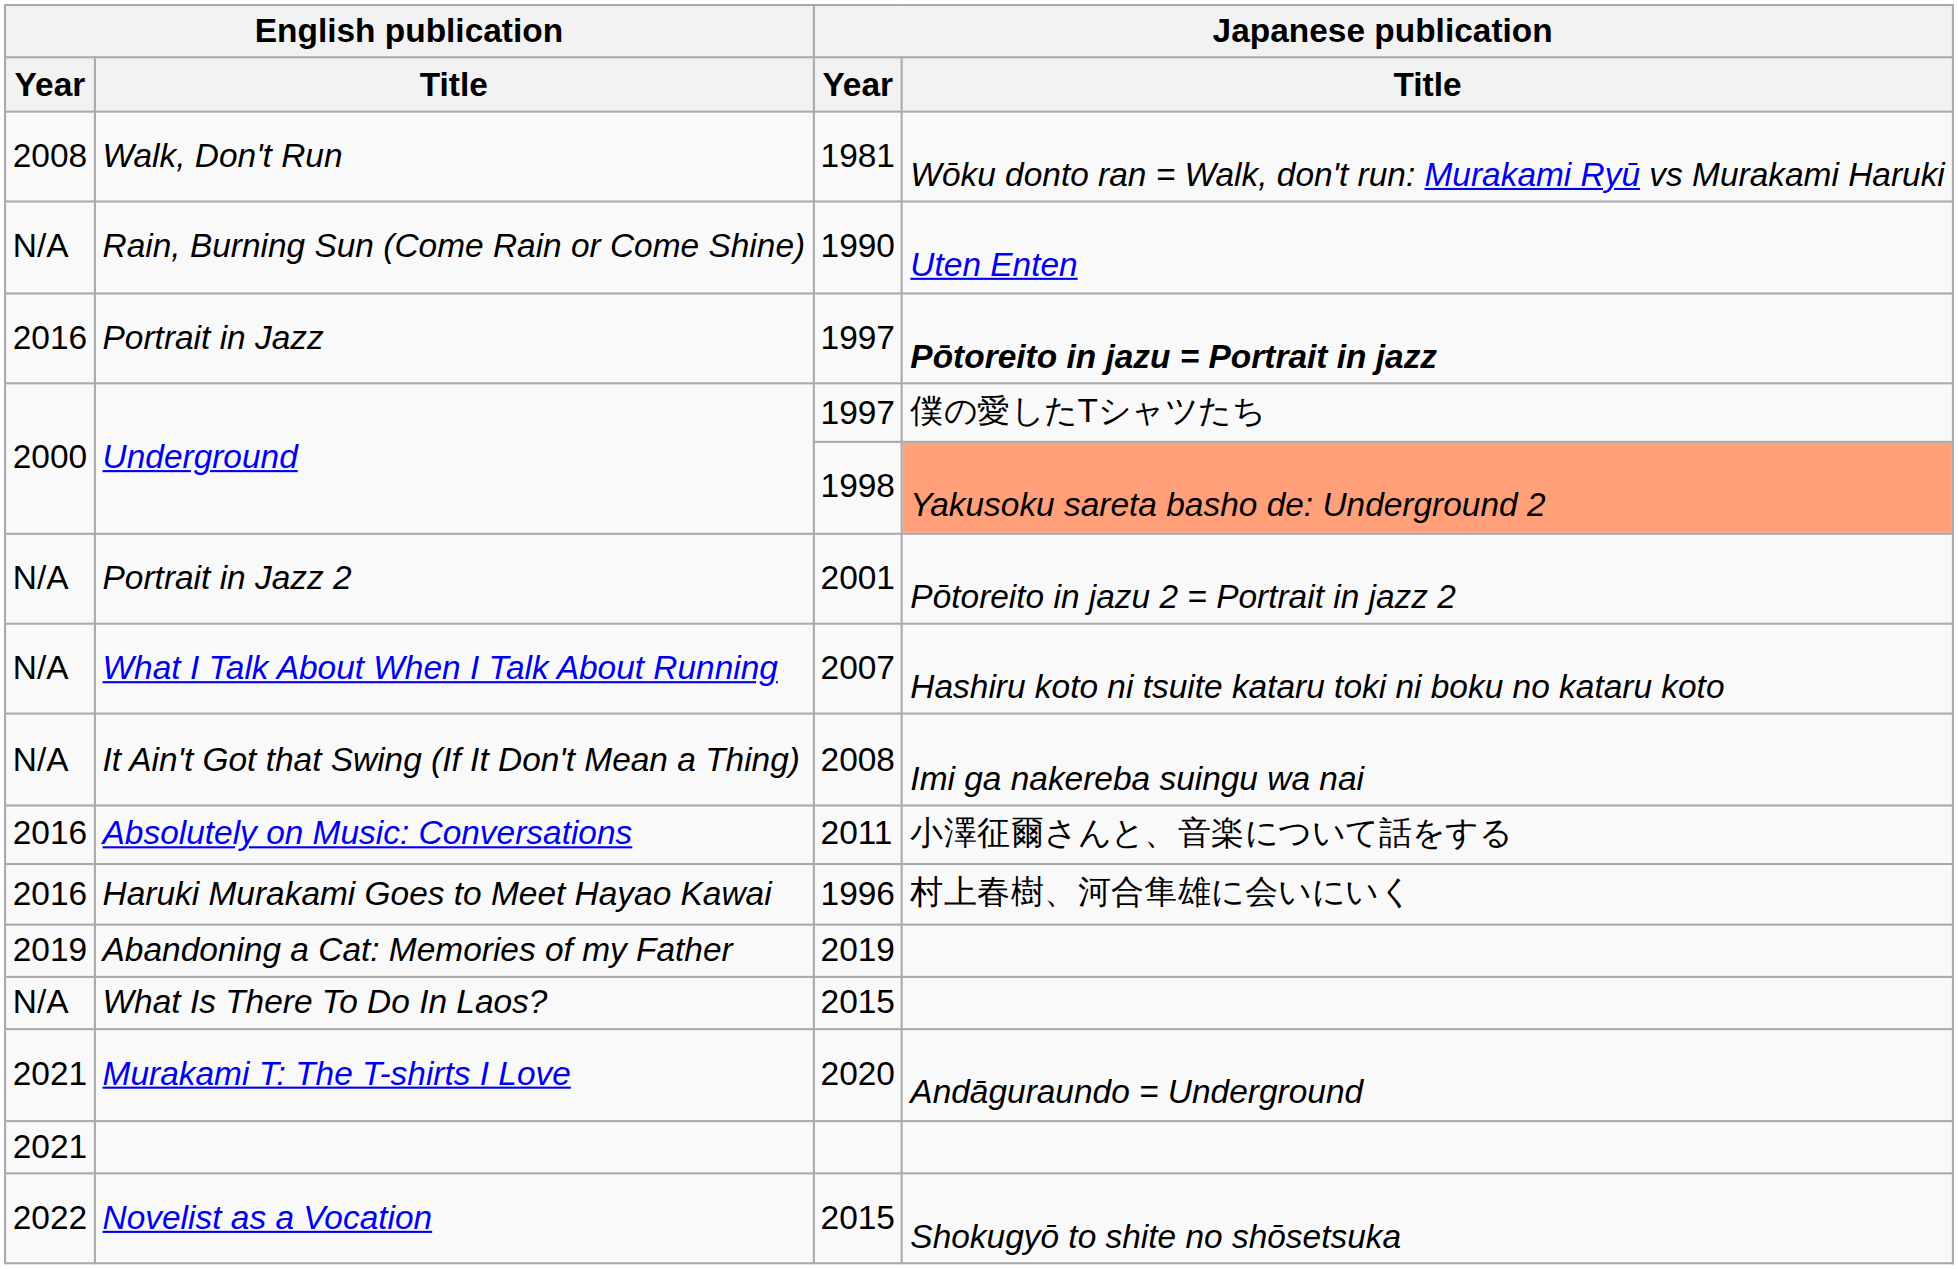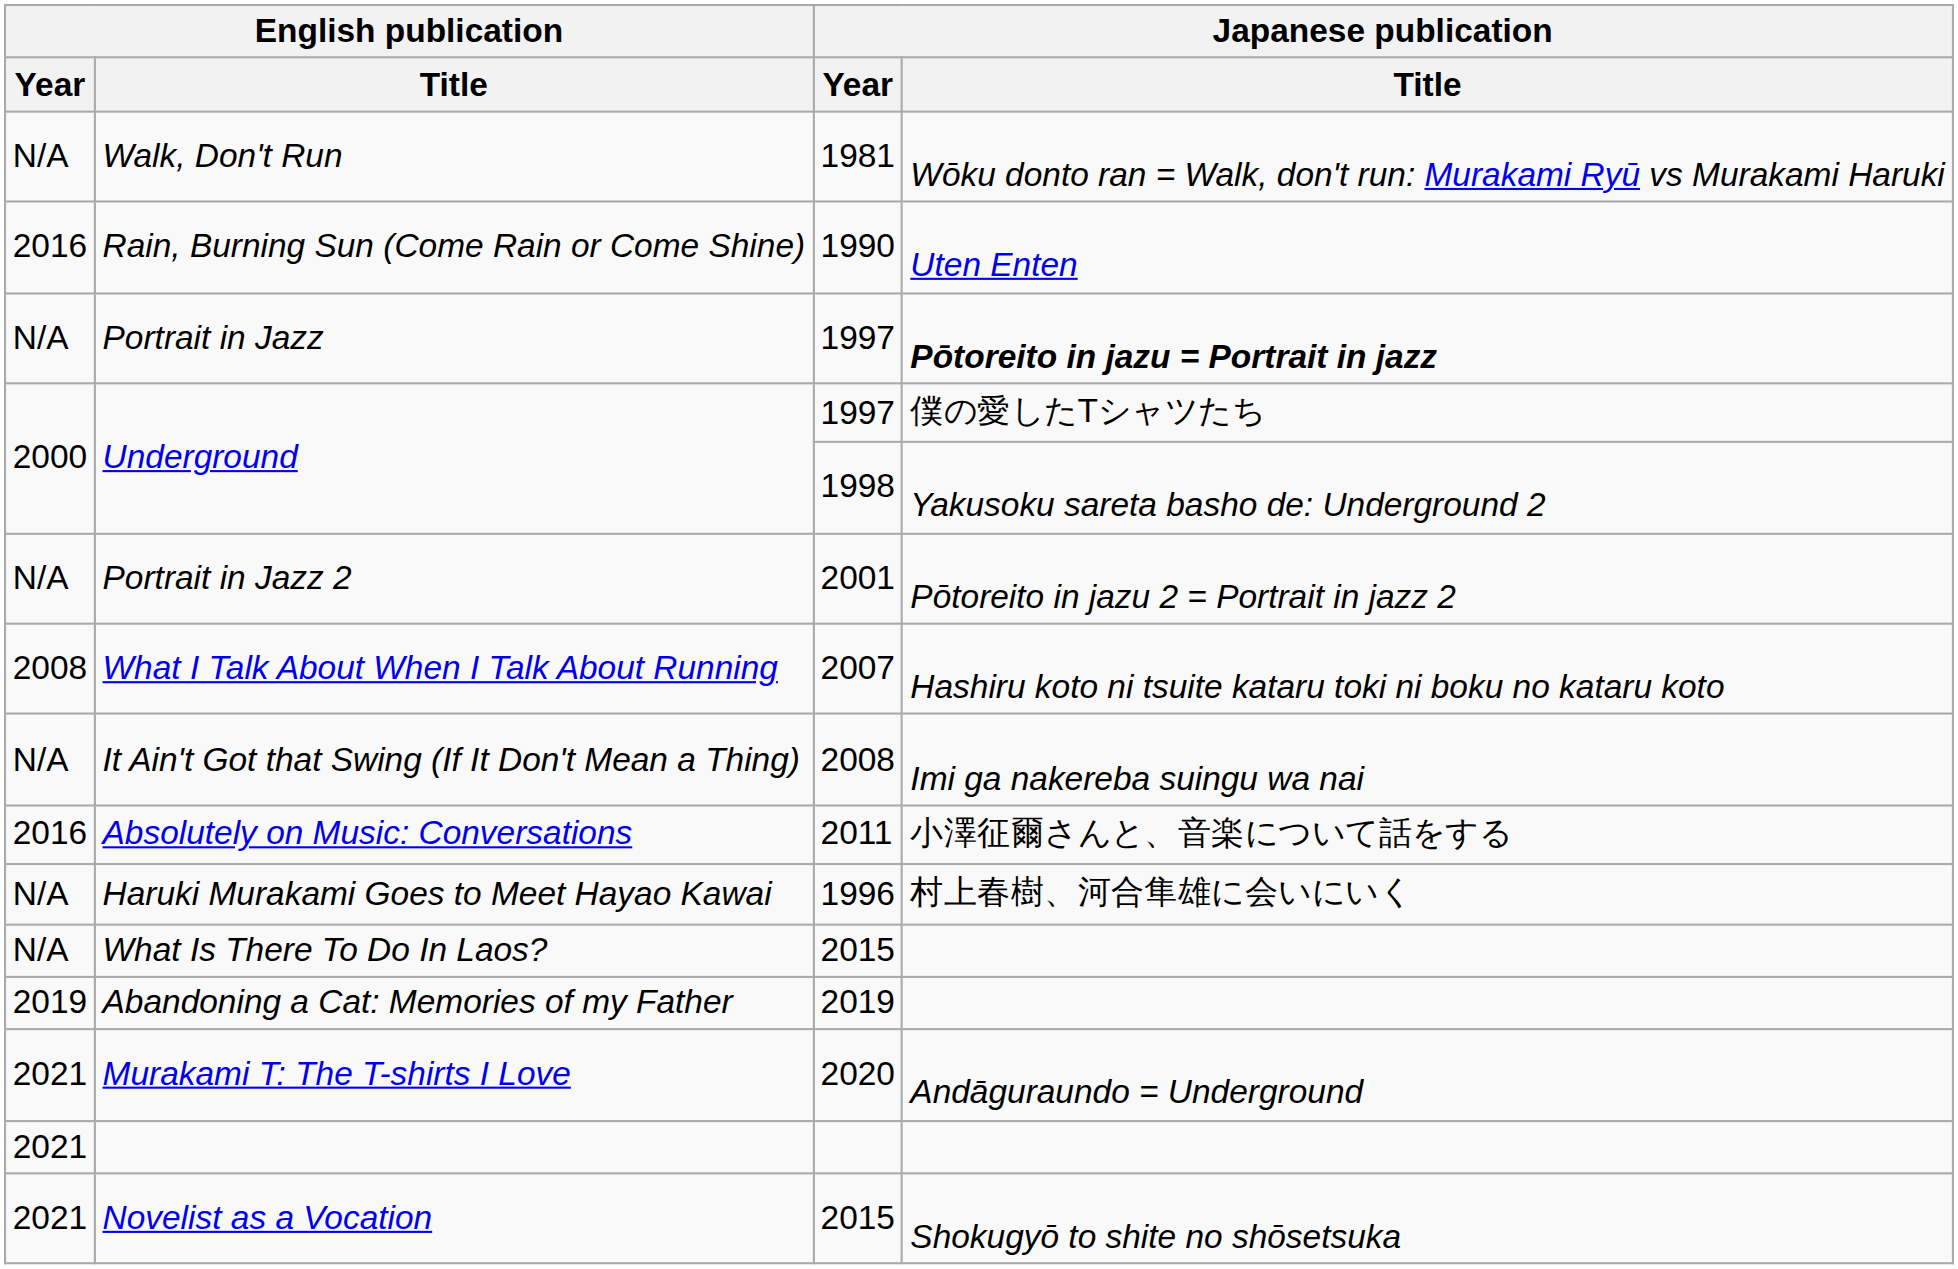(50, 155) 2008 -> (41, 155) N/A
(41, 246) N/A -> (50, 246) 2016
(50, 337) 2016 -> (41, 337) N/A
(1228, 505) lightsalmon background -> (1228, 505) no background
(41, 668) N/A -> (50, 668) 2008
(50, 893) 2016 -> (41, 893) N/A
rows swapped: (325, 1002) <-> (418, 949)
(50, 1218) 2022 -> (50, 1218) 2021
